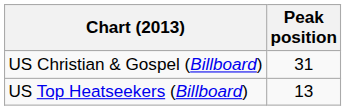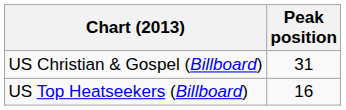(304, 91) 13 -> (304, 91) 16
